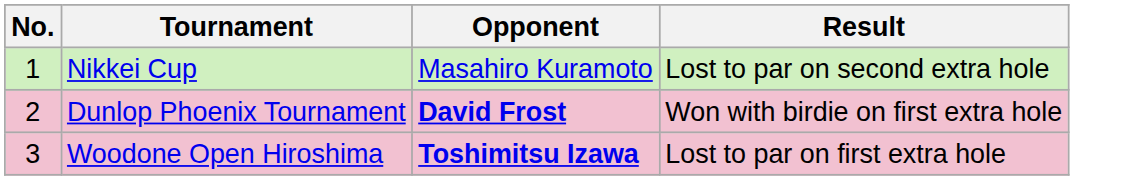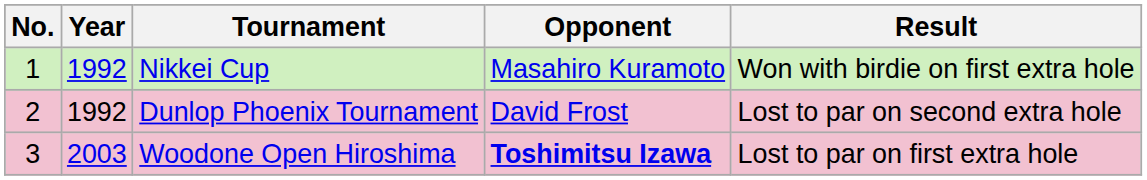+ column: (97, 26)
(857, 69) Lost to par on second extra hole -> (936, 69) Won with birdie on first extra hole
(492, 112) bold -> (559, 112) normal
(864, 112) Won with birdie on first extra hole -> (930, 112) Lost to par on second extra hole
